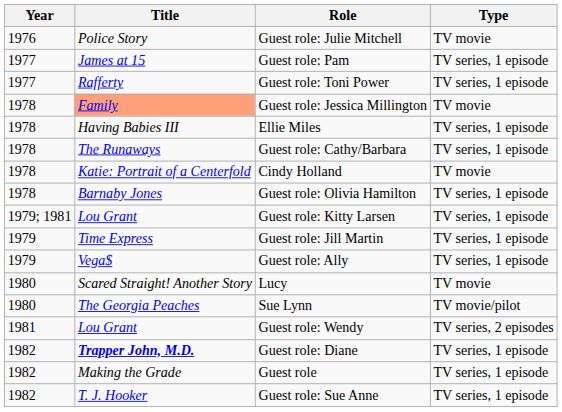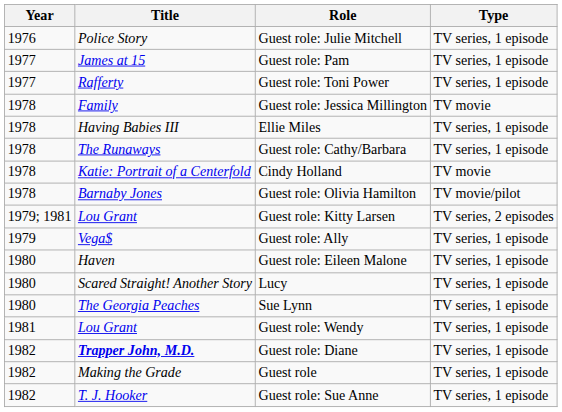(462, 37) TV movie -> (491, 37) TV series, 1 episode
(98, 104) lightsalmon background -> (98, 104) no background
(491, 194) TV series, 1 episode -> (477, 194) TV movie/pilot
(491, 216) TV series, 1 episode -> (494, 216) TV series, 2 episodes
- row: (321, 238)
+ row: (333, 261)
(462, 283) TV movie -> (491, 283) TV series, 1 episode
(477, 305) TV movie/pilot -> (491, 305) TV series, 1 episode
(494, 328) TV series, 2 episodes -> (491, 328) TV series, 1 episode
